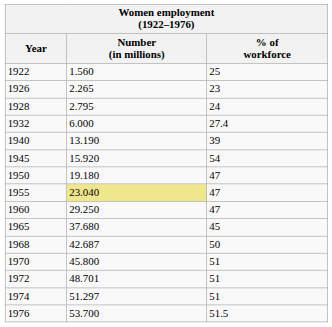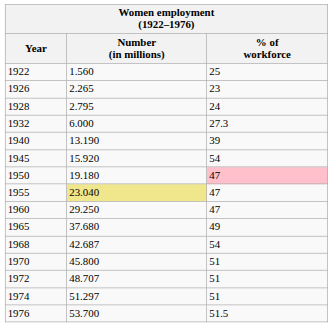(219, 123) 27.4 -> (219, 123) 27.3
(215, 175) no background -> (215, 175) pink background
(215, 227) 45 -> (215, 227) 49
(215, 244) 50 -> (215, 244) 54
(84, 279) 48.701 -> (84, 279) 48.707
